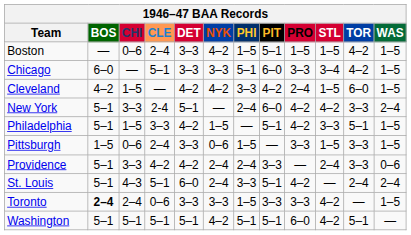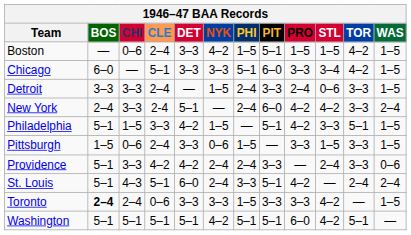- row: (33, 89)
+ row: (25, 89)
(103, 108) 5–1 -> (103, 108) 2–4
